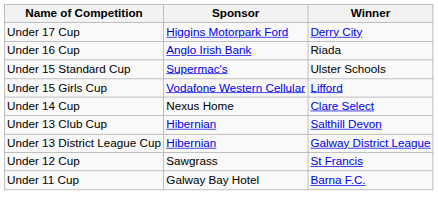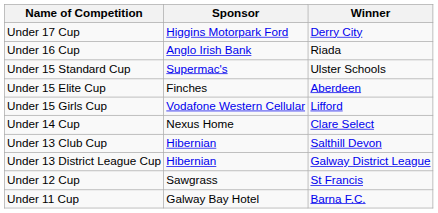+ row: (56, 87)
